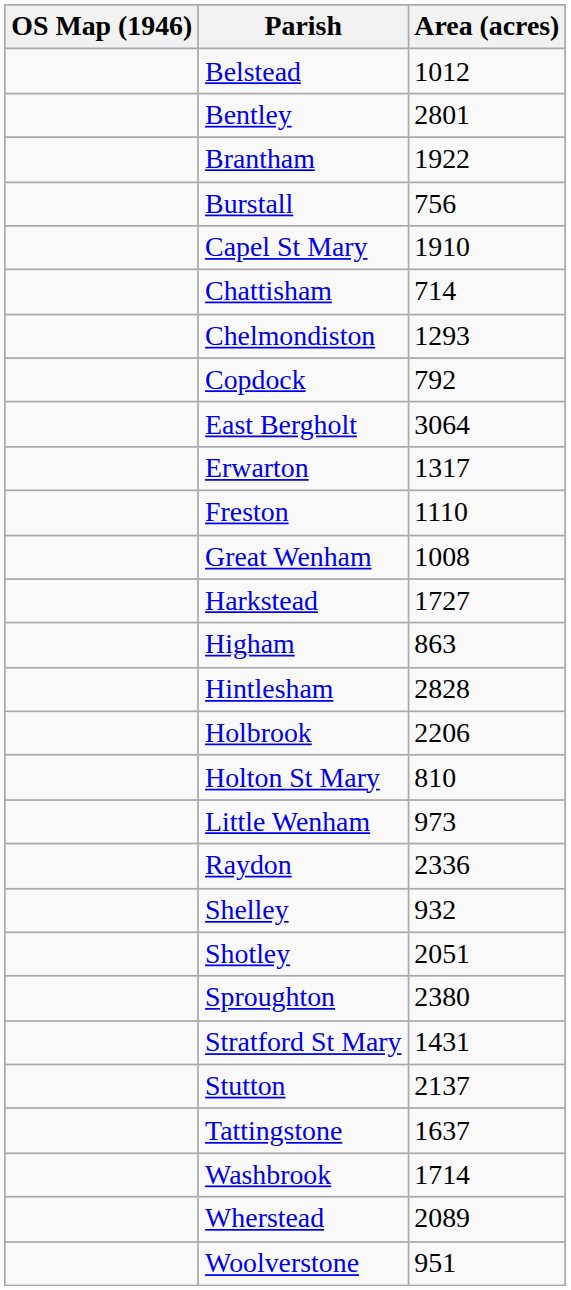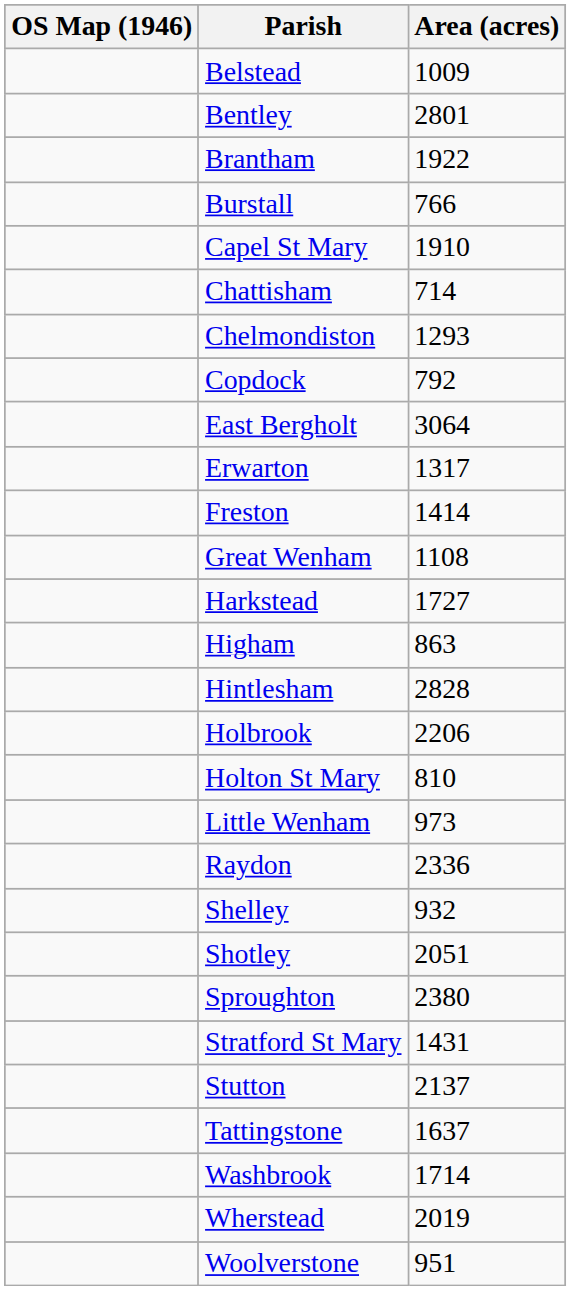(442, 70) 1012 -> (442, 70) 1009
(435, 203) 756 -> (435, 203) 766
(441, 512) 1110 -> (442, 512) 1414
(442, 556) 1008 -> (442, 556) 1108
(442, 1218) 2089 -> (442, 1218) 2019
